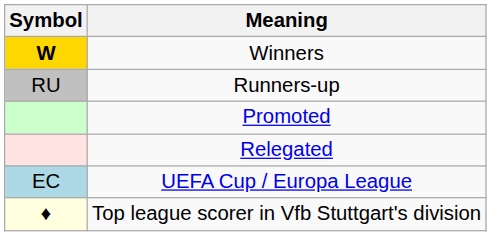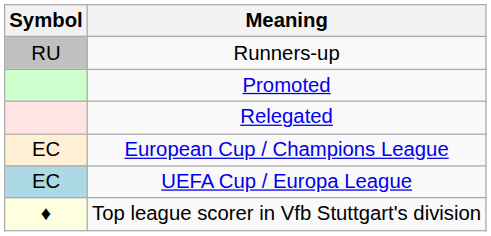- row: (287, 52)
+ row: (287, 149)
